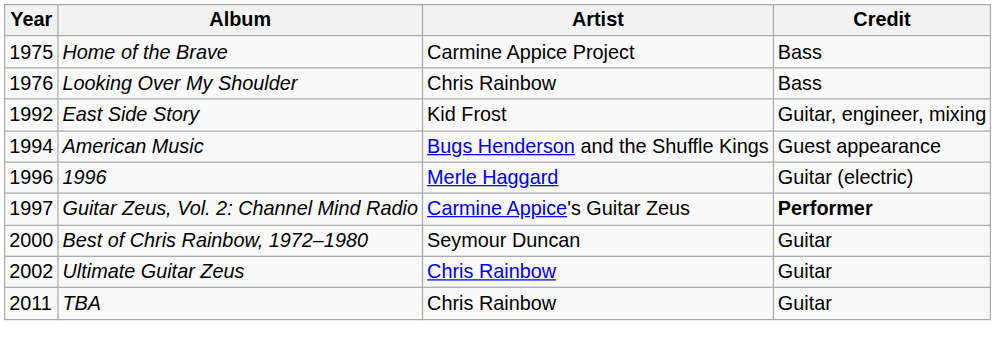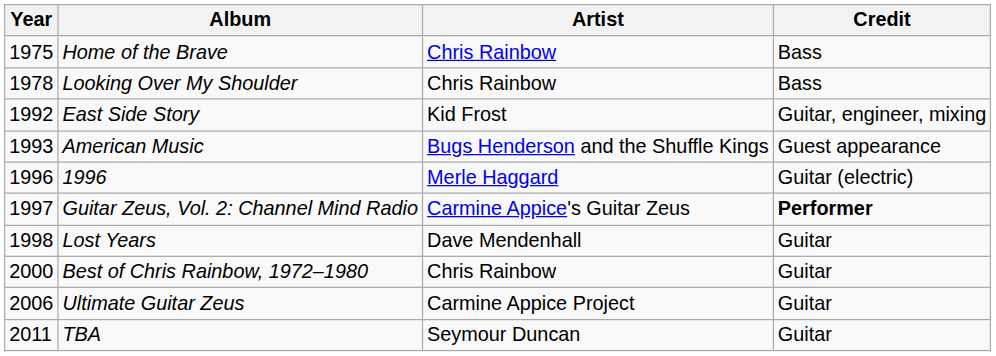(531, 51) Carmine Appice Project -> (492, 51) Chris Rainbow
(31, 83) 1976 -> (31, 83) 1978
(31, 146) 1994 -> (31, 146) 1993
+ row: (109, 240)
(504, 240) Seymour Duncan -> (492, 271) Chris Rainbow
(31, 271) 2002 -> (31, 303) 2006
(492, 271) Chris Rainbow -> (531, 303) Carmine Appice Project
(492, 303) Chris Rainbow -> (504, 334) Seymour Duncan
